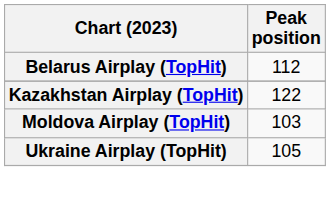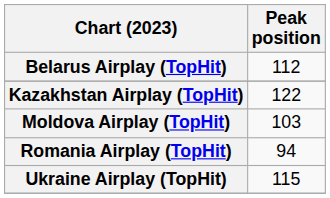+ row: (126, 151)
(286, 151) 105 -> (286, 179) 115
